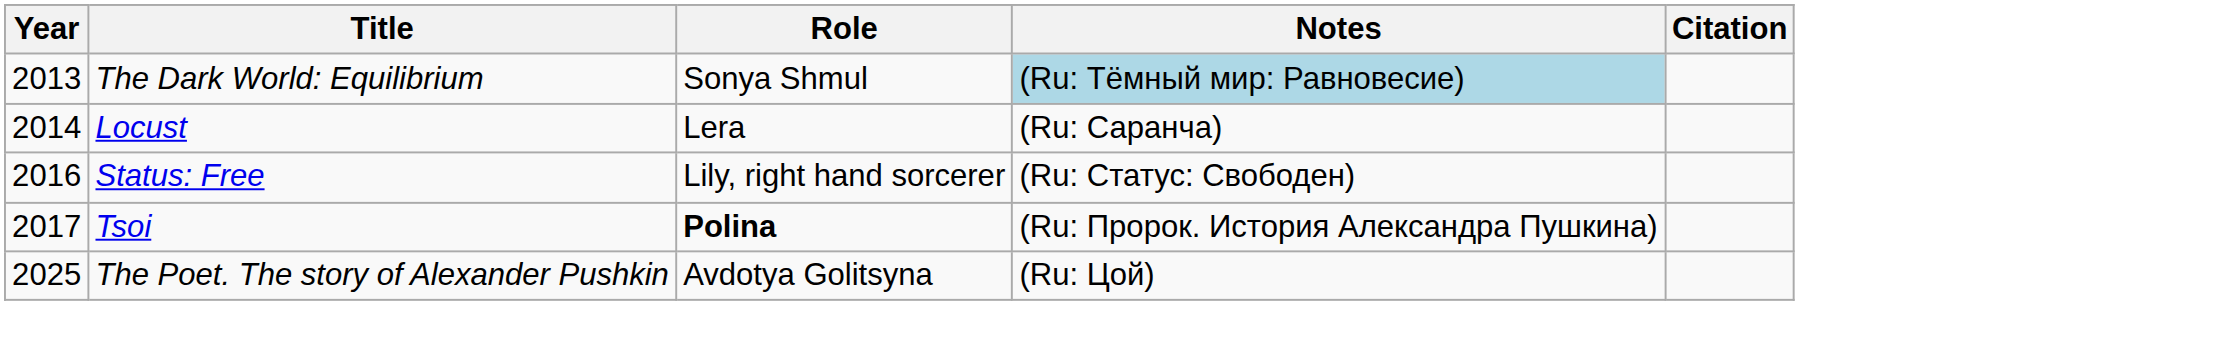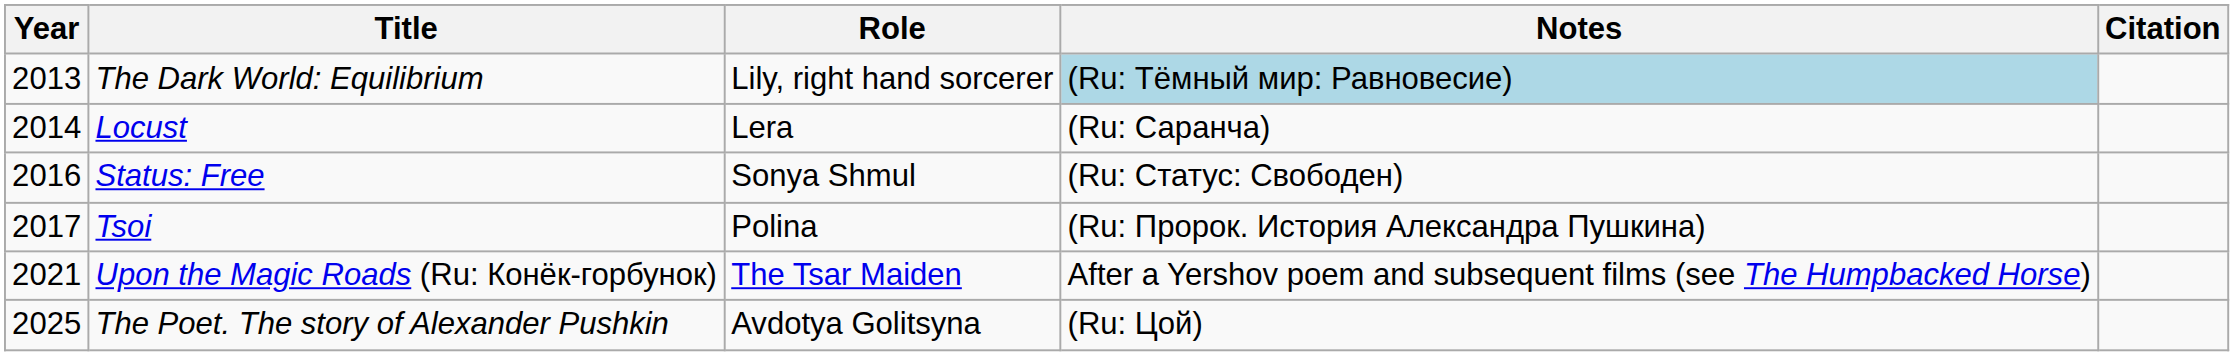(775, 78) Sonya Shmul -> (892, 78) Lily, right hand sorcerer
(844, 176) Lily, right hand sorcerer -> (824, 176) Sonya Shmul
(730, 226) bold -> (774, 226) normal
+ row: (406, 275)
